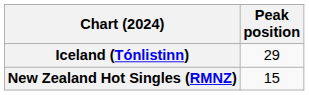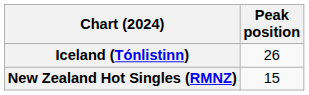(272, 55) 29 -> (272, 55) 26
